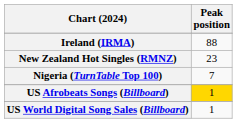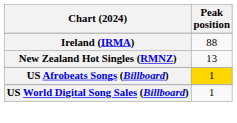(212, 59) 23 -> (212, 59) 13
- row: (98, 76)
